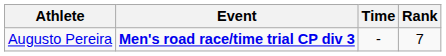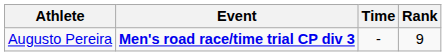(420, 39) 7 -> (420, 39) 9
